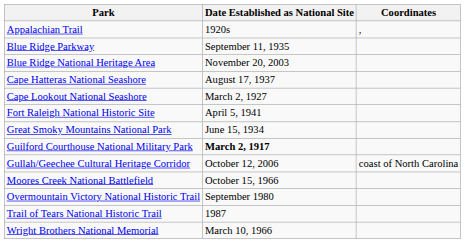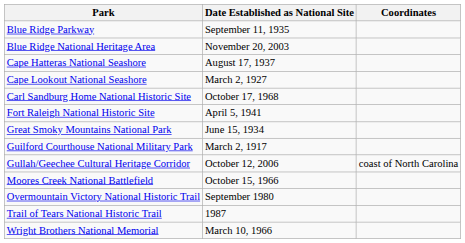- row: (45, 29)
+ row: (99, 96)
(237, 146) bold -> (236, 146) normal
